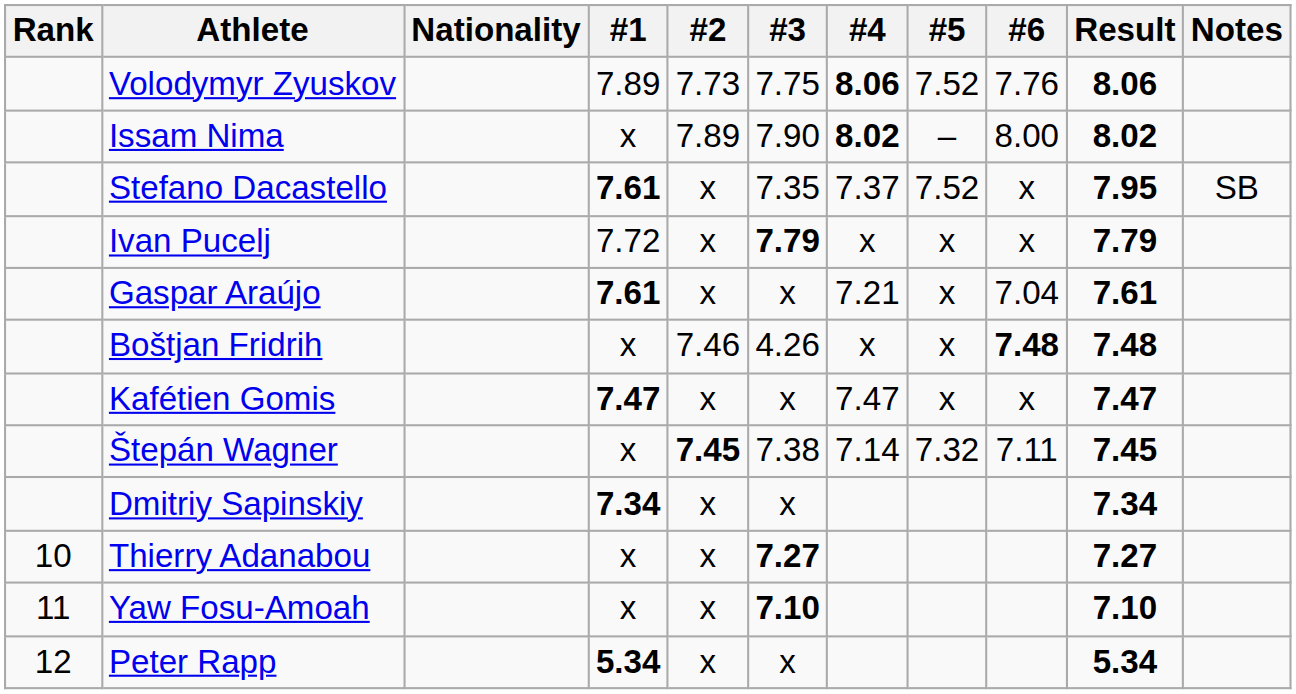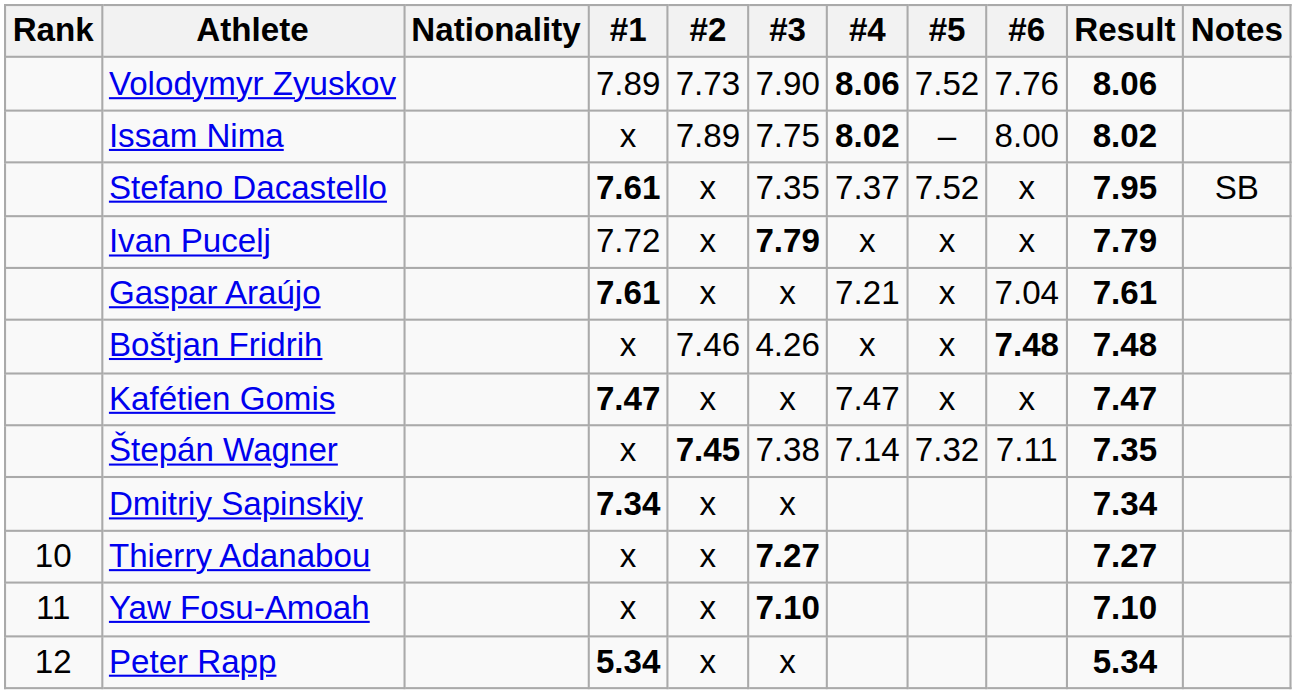(788, 83) 7.75 -> (788, 83) 7.90
(788, 135) 7.90 -> (788, 135) 7.75
(1125, 450) 7.45 -> (1125, 450) 7.35
